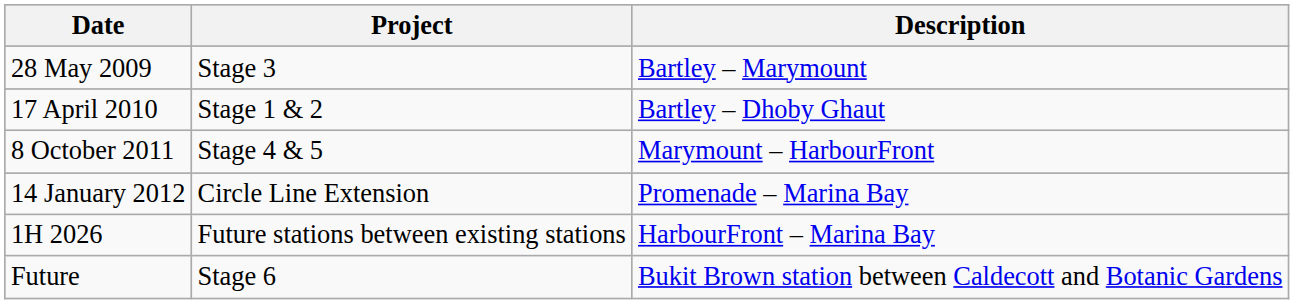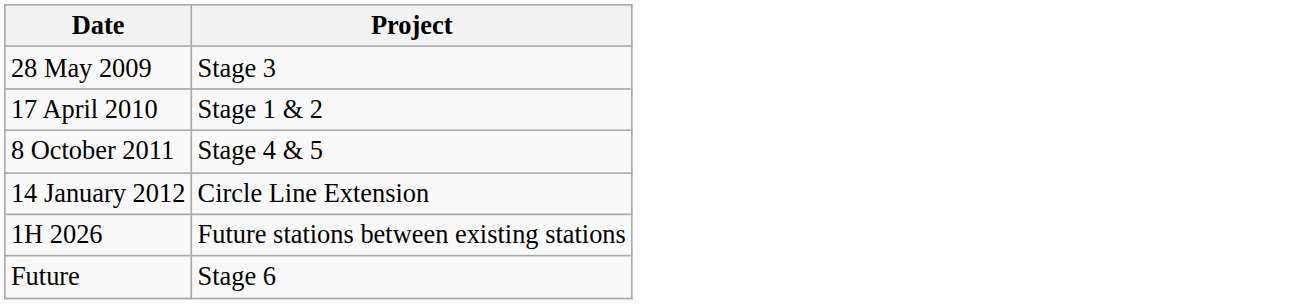- column: (960, 25)
